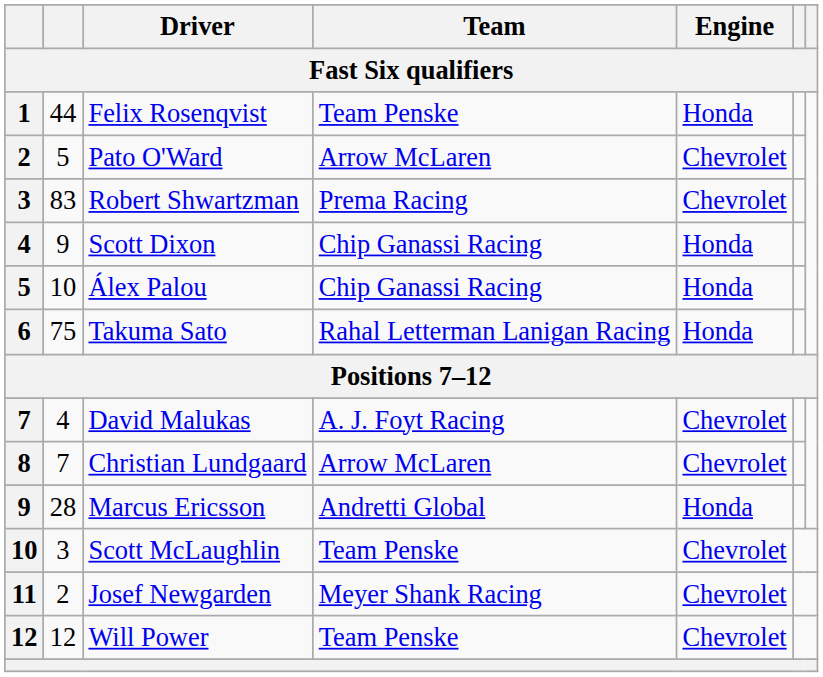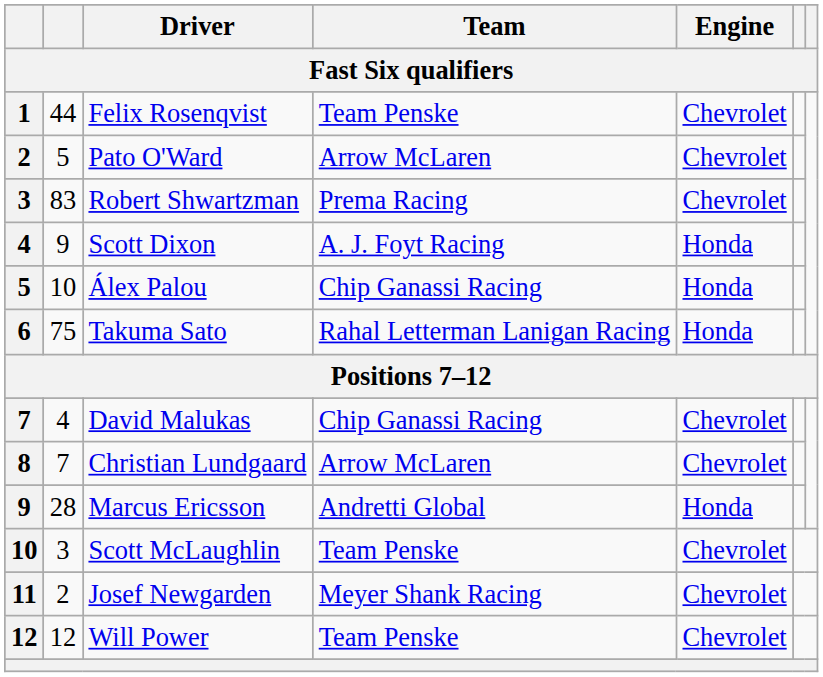(718, 113) Honda -> (735, 113) Chevrolet
(430, 244) Chip Ganassi Racing -> (412, 244) A. J. Foyt Racing
(412, 418) A. J. Foyt Racing -> (430, 418) Chip Ganassi Racing
